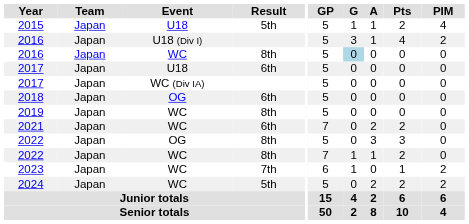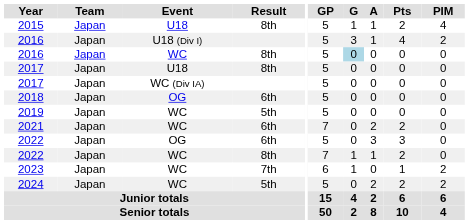(269, 25) 5th -> (269, 25) 8th
(269, 68) 6th -> (269, 68) 8th
(269, 112) 8th -> (269, 112) 5th
(269, 140) 8th -> (269, 140) 6th
